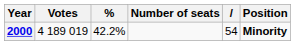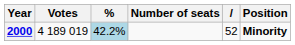(109, 31) no background -> (109, 31) lightblue background
(231, 31) 54 -> (231, 31) 52
